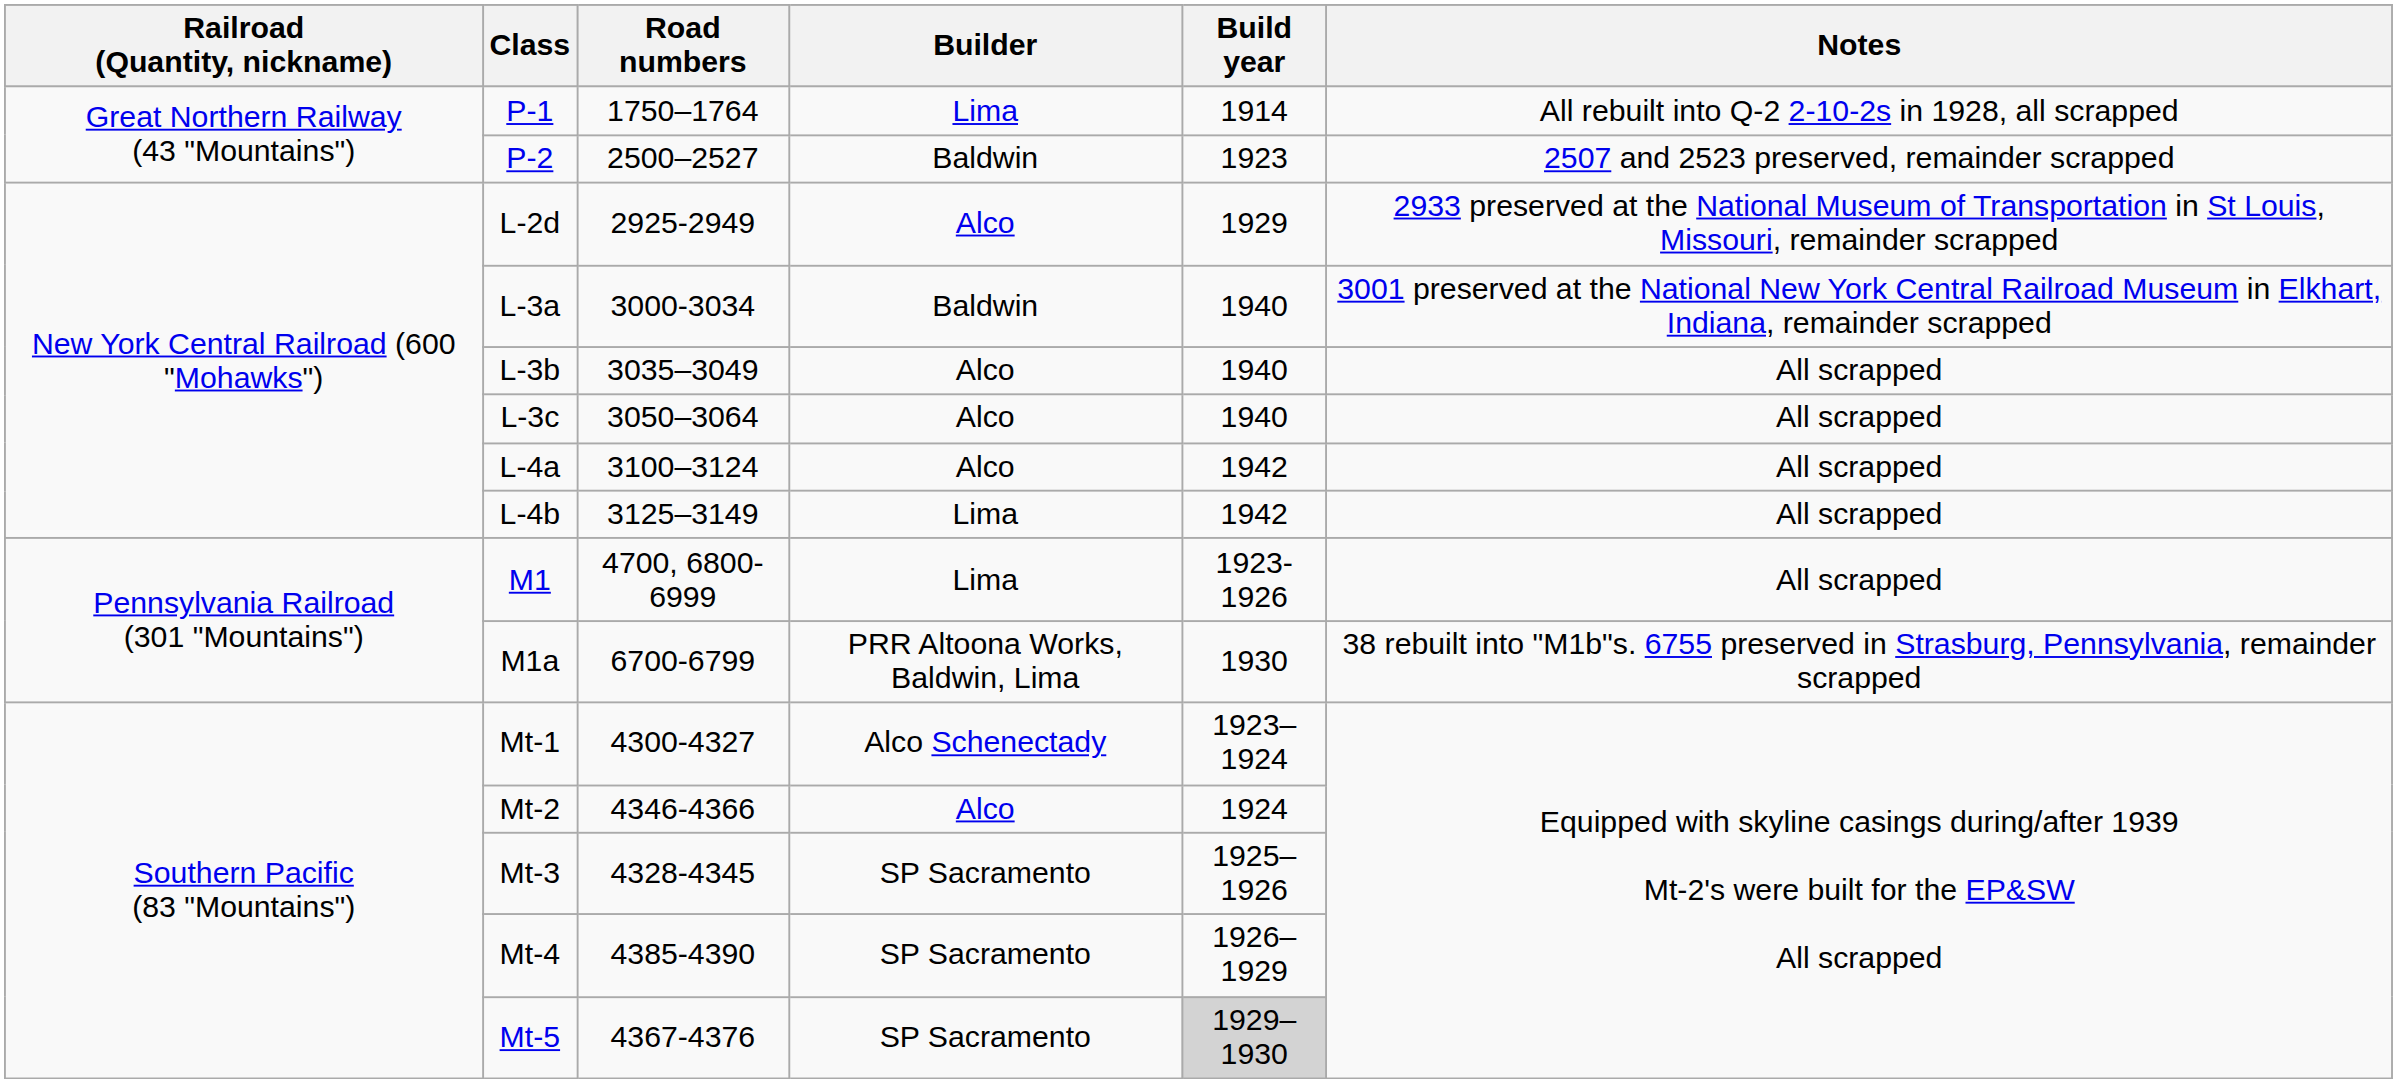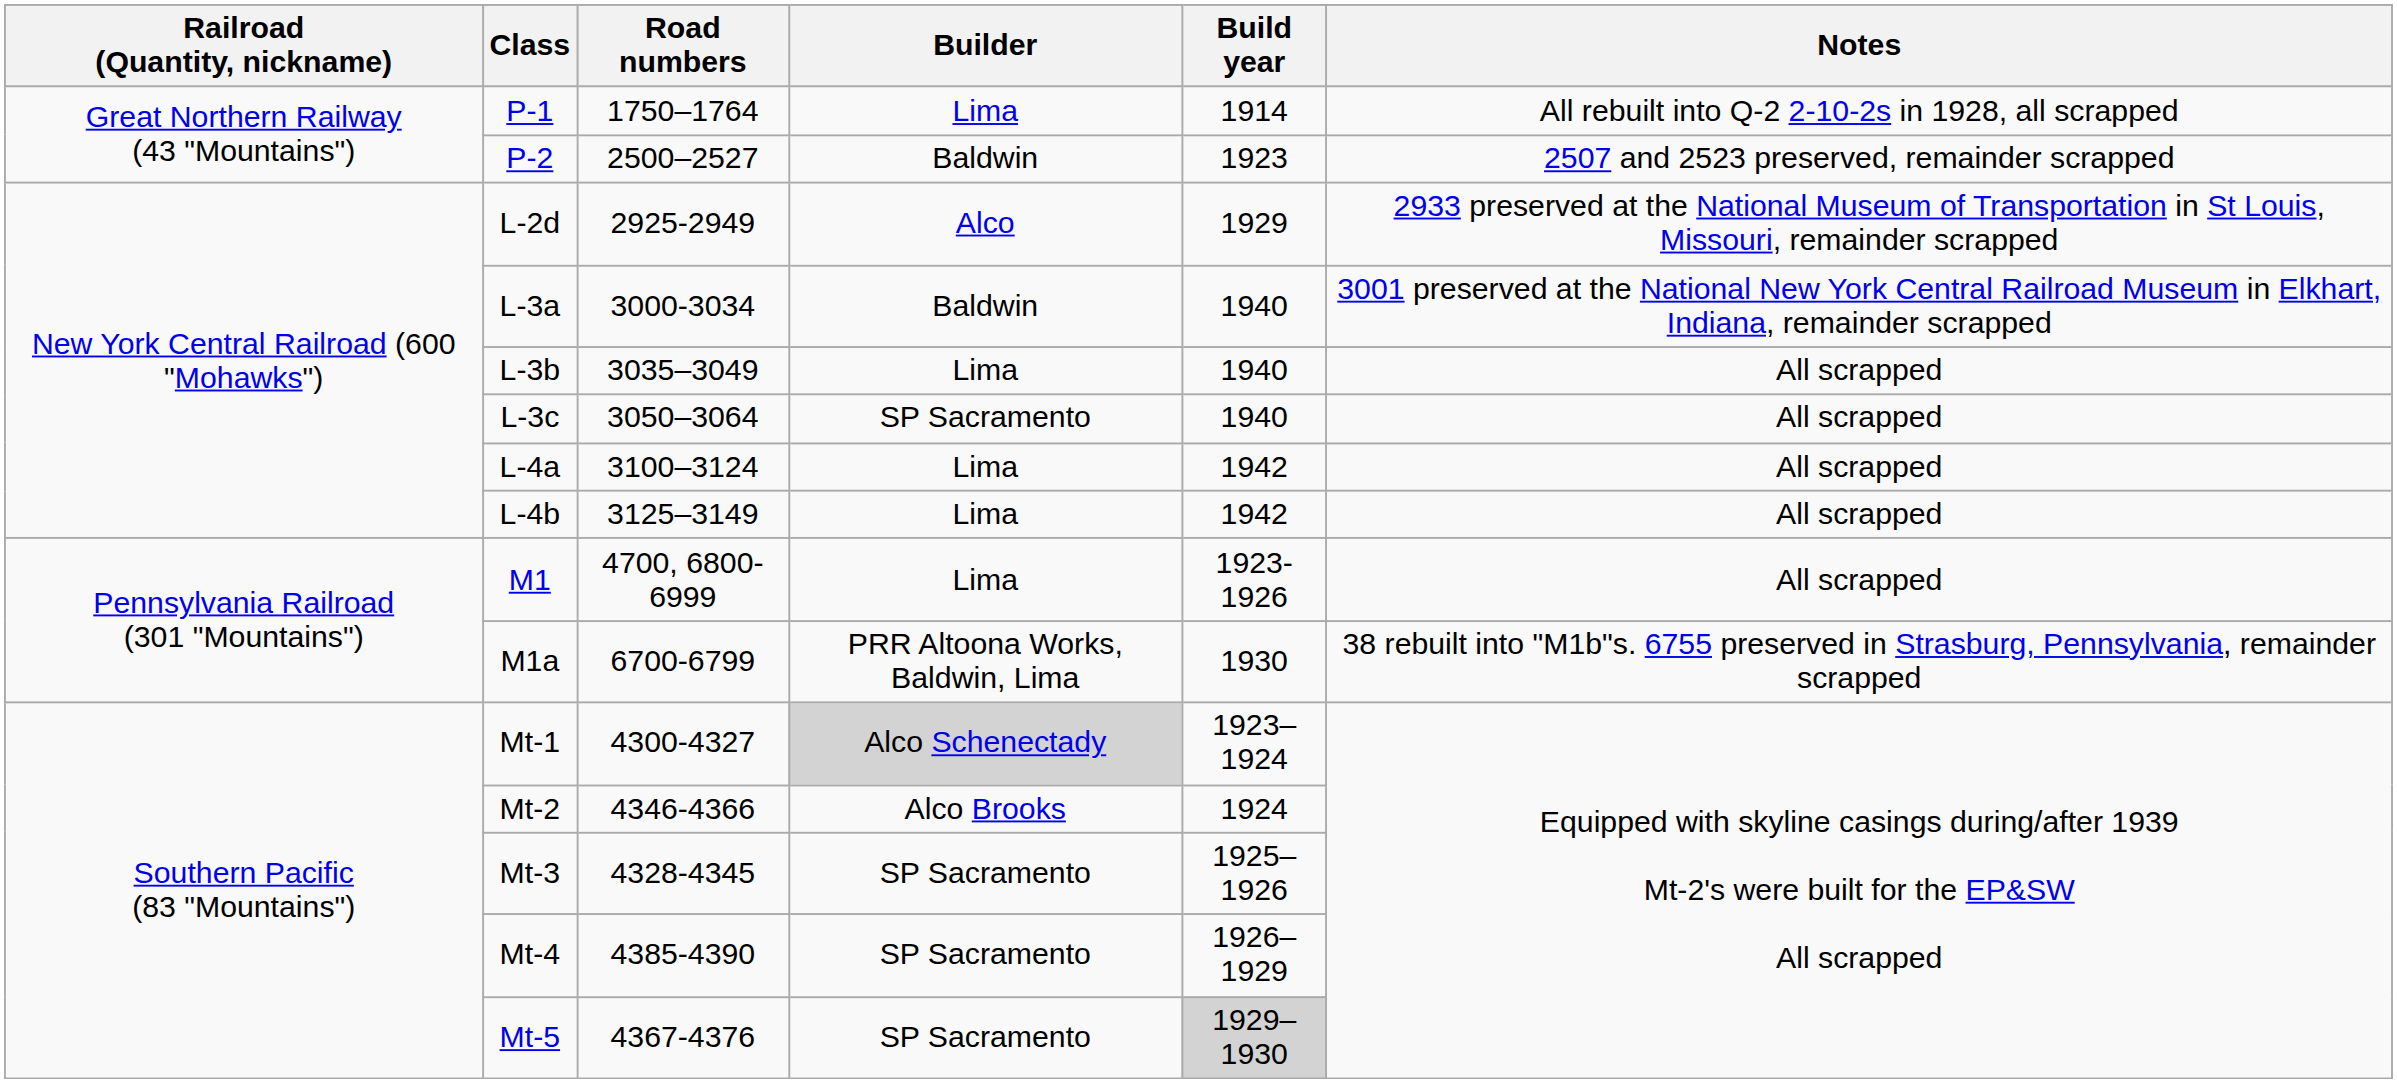(985, 370) Alco -> (985, 370) Lima
(985, 418) Alco -> (985, 418) SP Sacramento
(985, 466) Alco -> (985, 466) Lima
(985, 743) no background -> (985, 743) lightgrey background
(985, 808) Alco -> (985, 808) Alco Brooks
